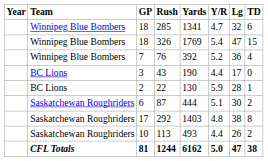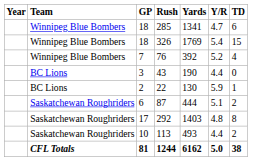- column: (237, 12)
